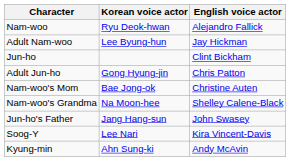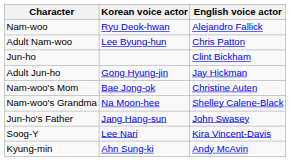(220, 42) Jay Hickman -> (219, 42) Chris Patton
(219, 73) Chris Patton -> (220, 73) Jay Hickman
